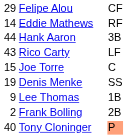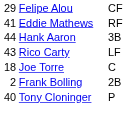(10, 23) 14 -> (10, 23) 41
(10, 68) 15 -> (10, 68) 18
- row: (51, 83)
- row: (54, 98)
(112, 128) lightsalmon background -> (112, 98) no background
